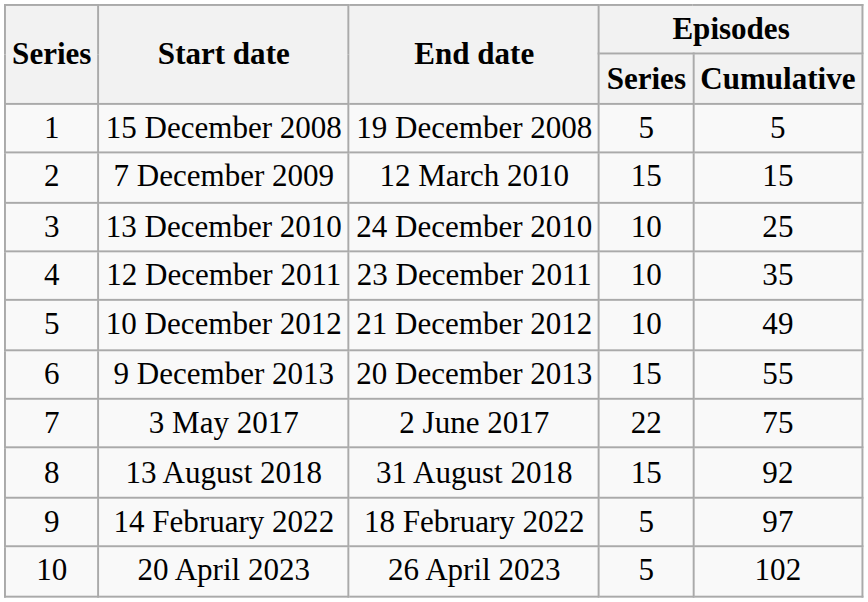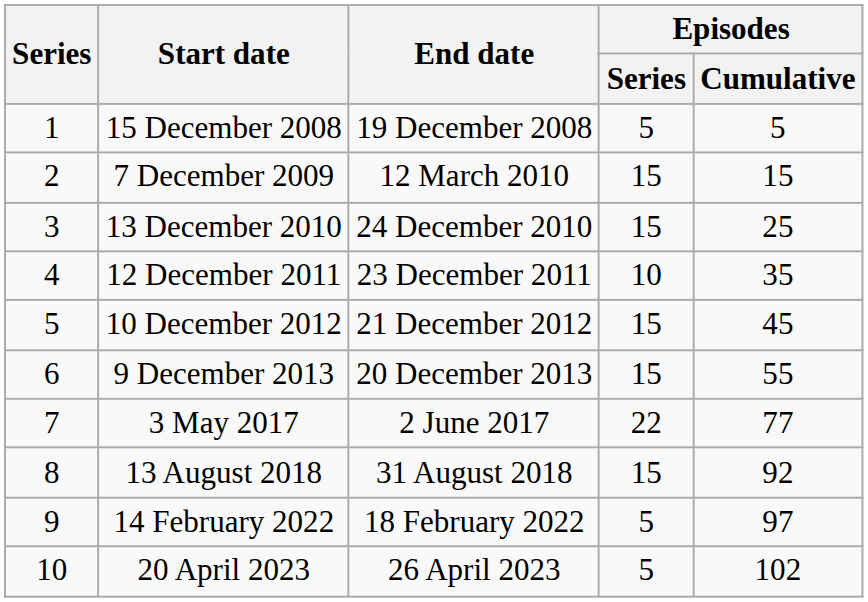(646, 226) 10 -> (646, 226) 15
(646, 324) 10 -> (646, 324) 15
(778, 324) 49 -> (778, 324) 45
(778, 422) 75 -> (778, 422) 77
